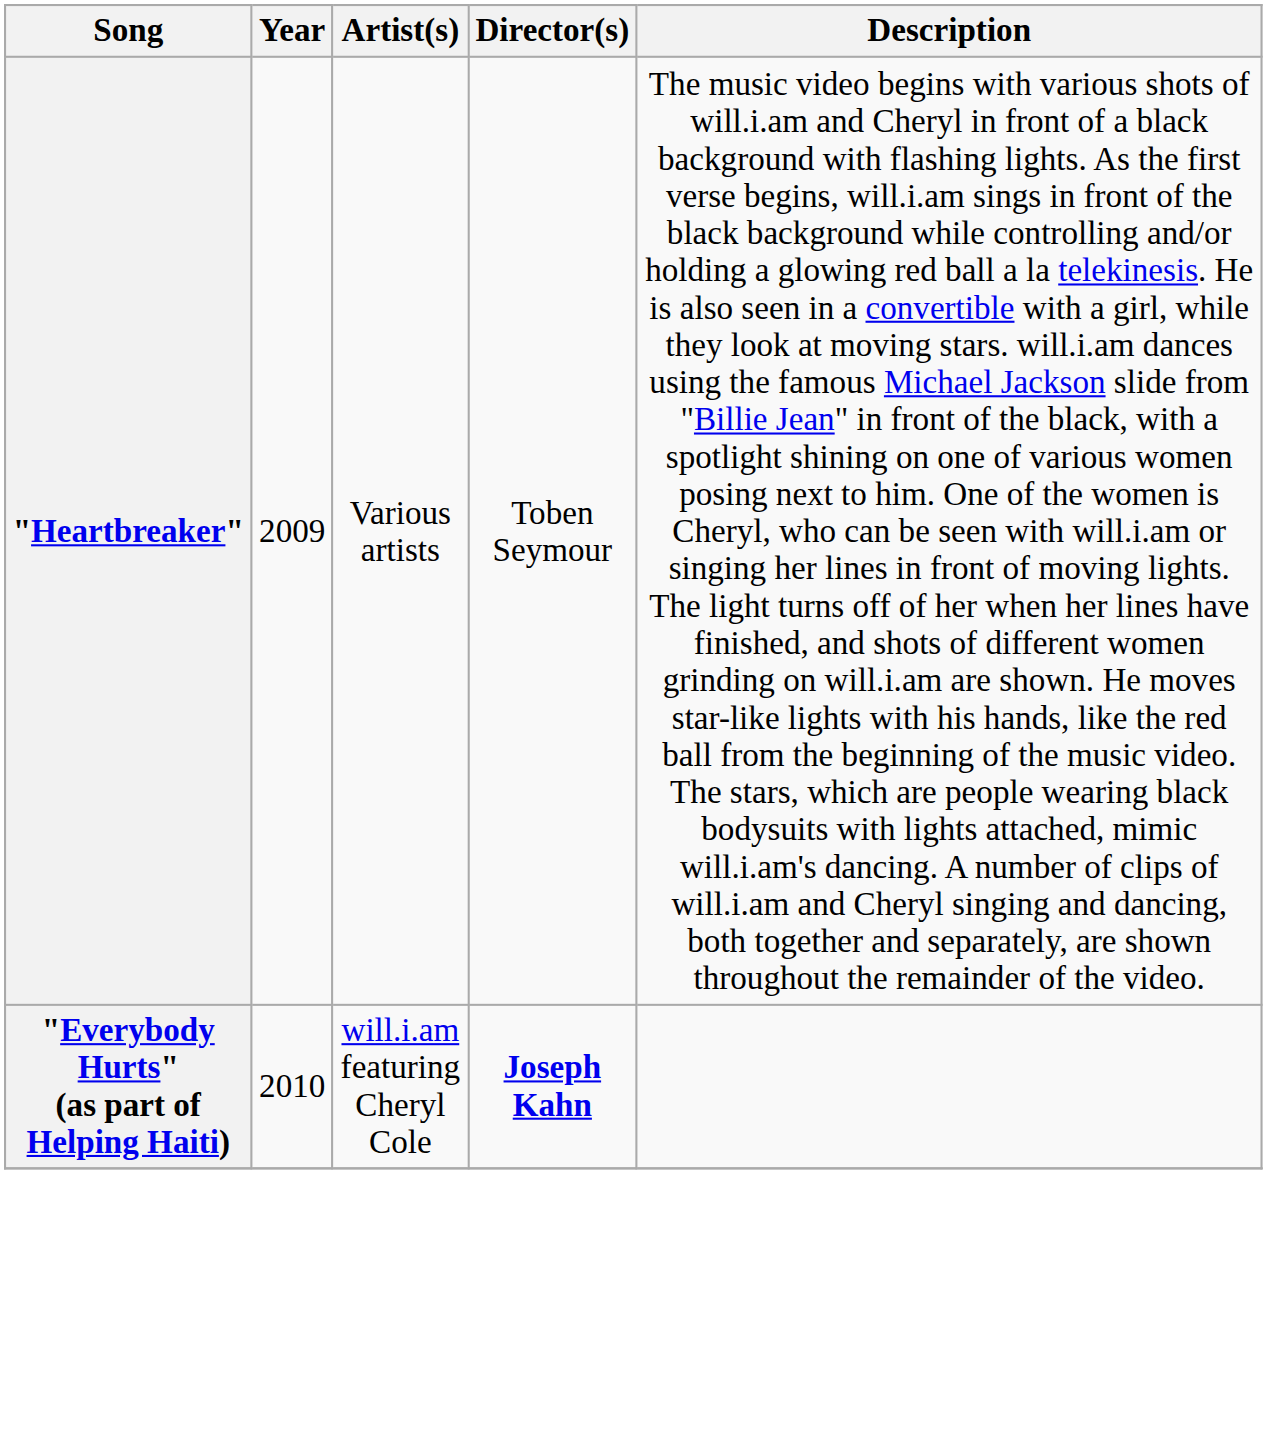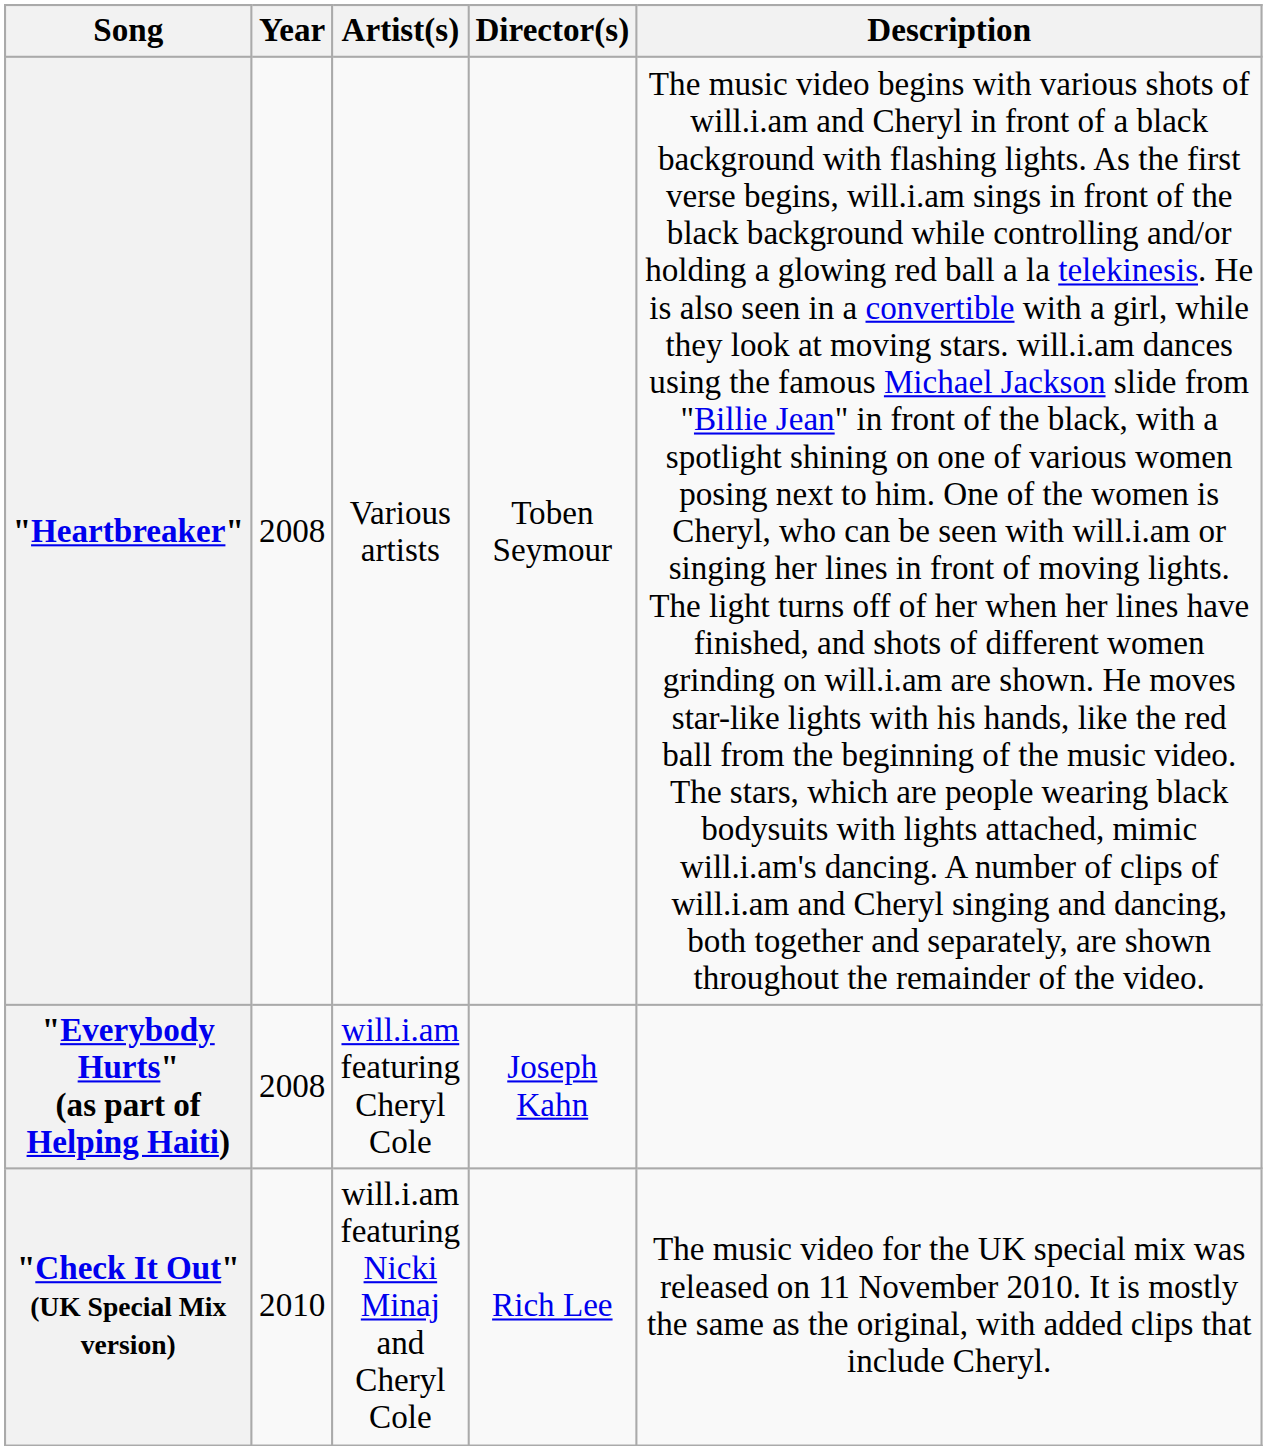(292, 530) 2009 -> (292, 530) 2008
(292, 1085) 2010 -> (292, 1085) 2008
(552, 1085) bold -> (552, 1085) normal
+ row: (128, 1306)
